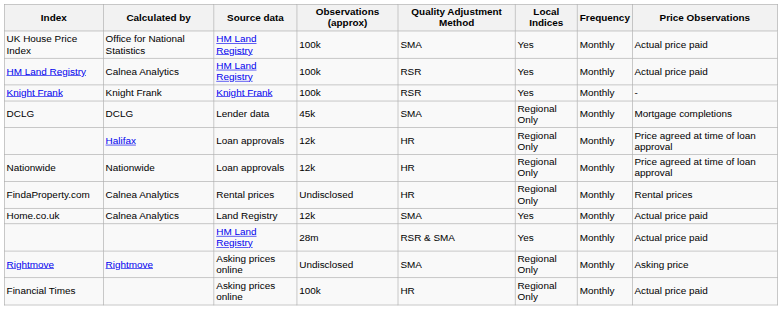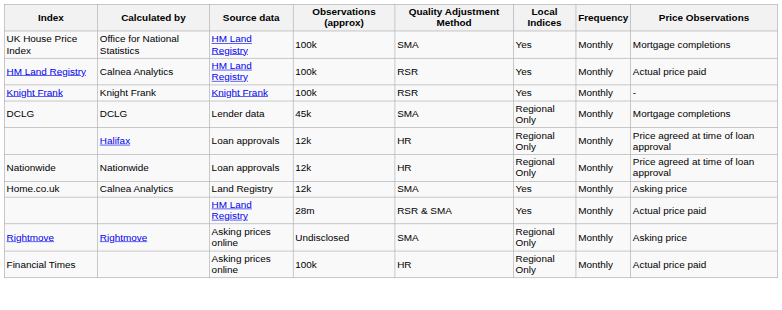(671, 44) Actual price paid -> (682, 44) Mortgage completions
- row: (48, 195)
(671, 216) Actual price paid -> (660, 189) Asking price
